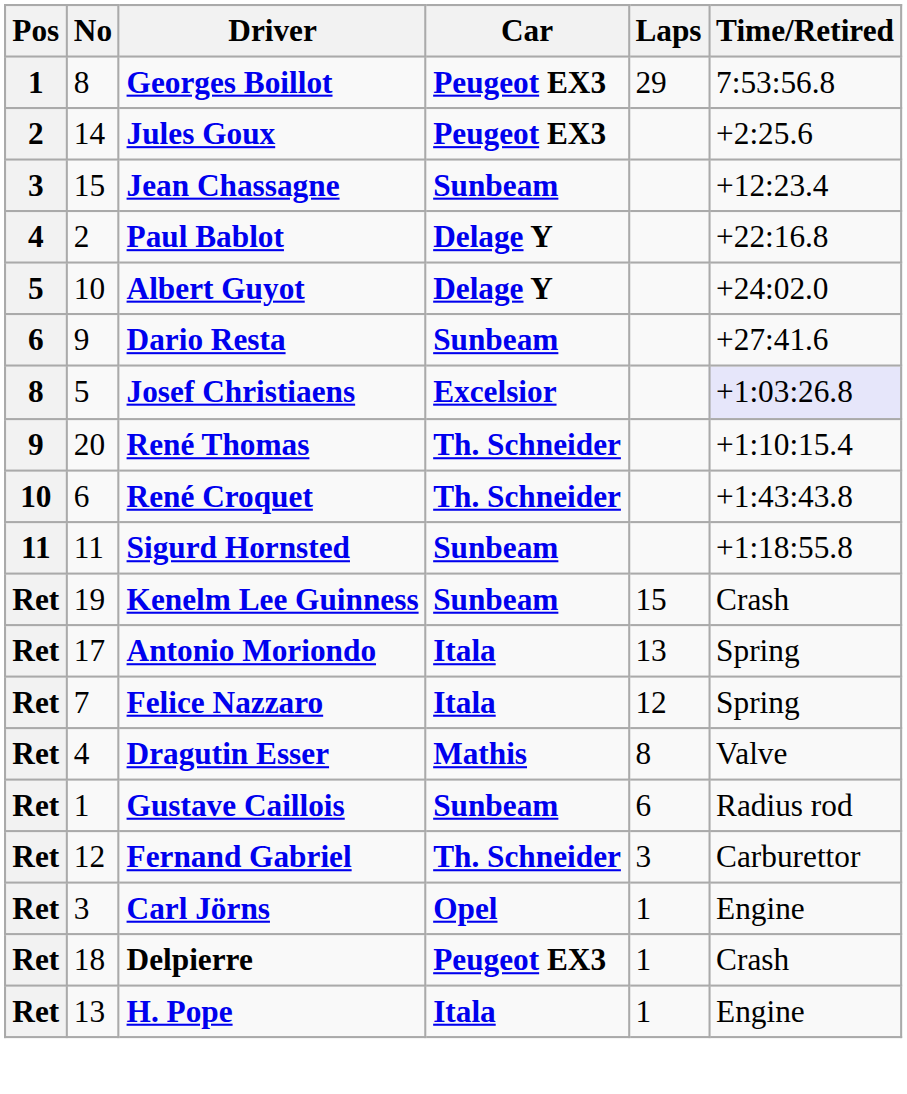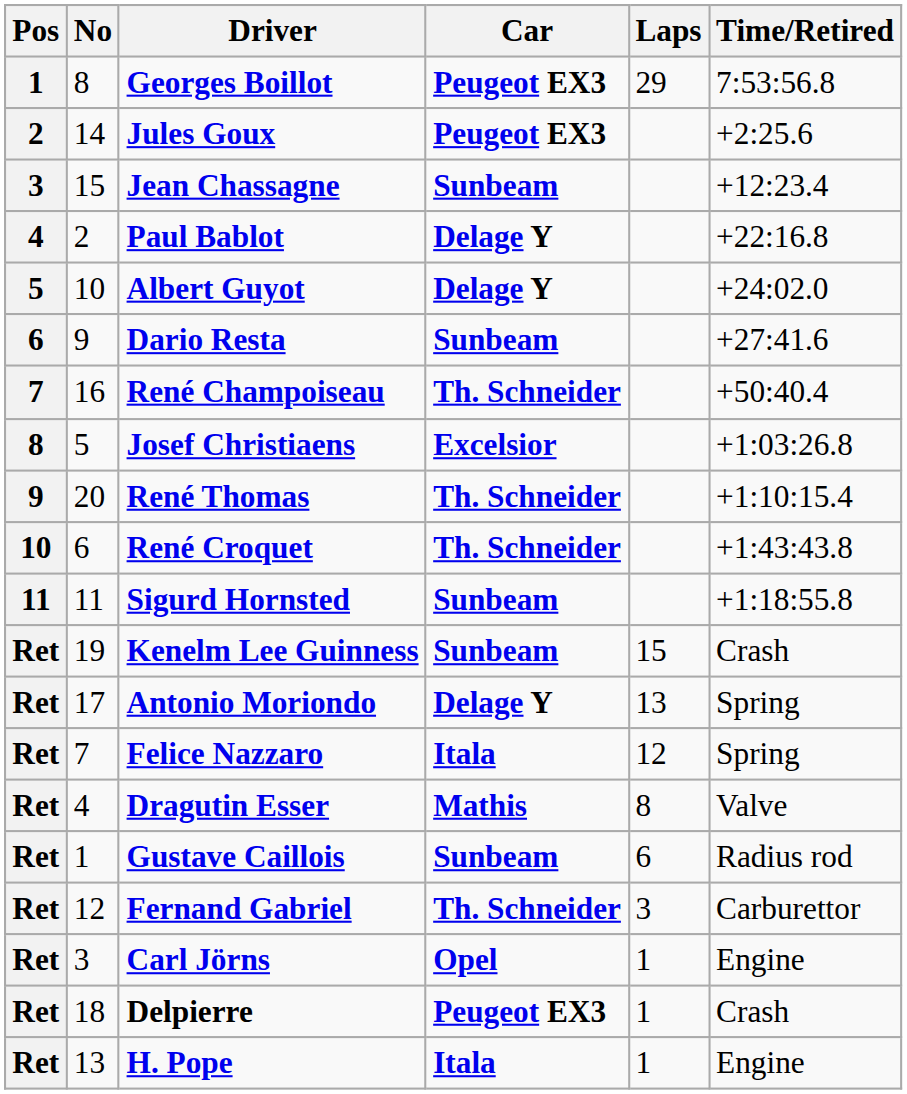+ row: (256, 391)
(784, 391) lavender background -> (784, 443) no background
(464, 650) Itala -> (493, 701) Delage Y
